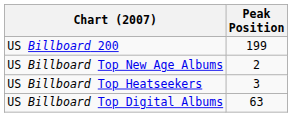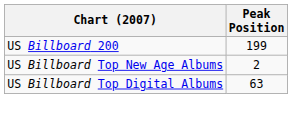- row: (105, 84)
